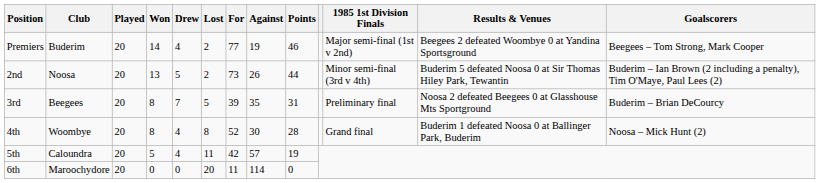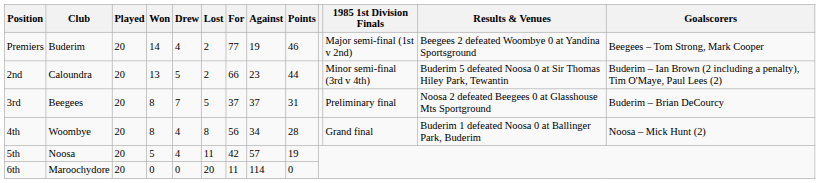(62, 74) Noosa -> (70, 74) Caloundra
(233, 74) 73 -> (233, 74) 66
(254, 74) 26 -> (254, 74) 23
(233, 103) 39 -> (233, 103) 37
(254, 103) 35 -> (254, 103) 37
(233, 131) 52 -> (233, 131) 56
(254, 131) 30 -> (254, 131) 34
(70, 153) Caloundra -> (62, 153) Noosa
